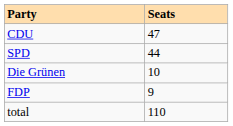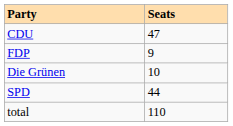rows swapped: (19, 53) <-> (19, 92)
